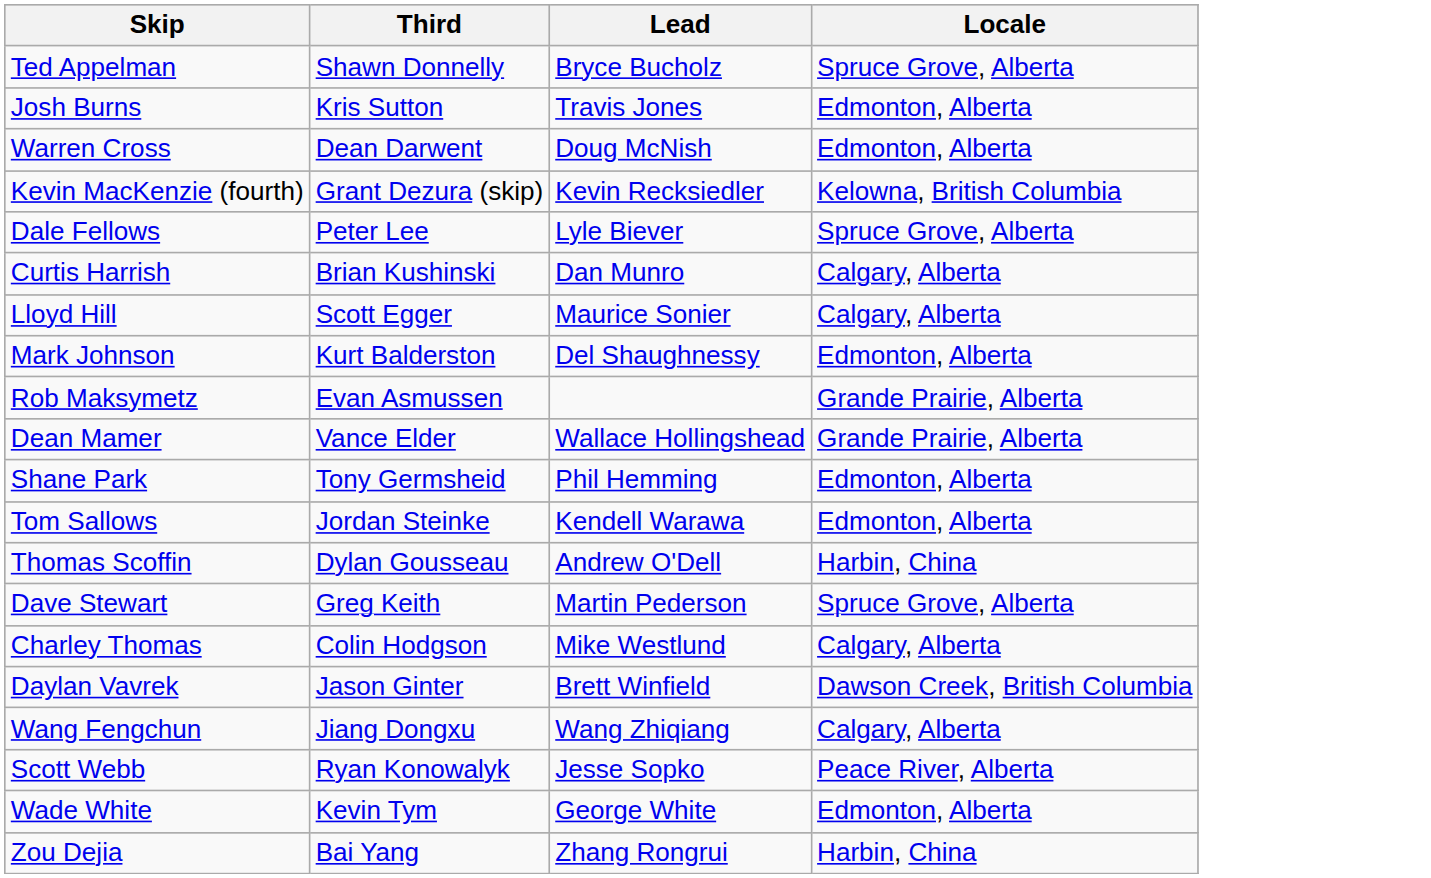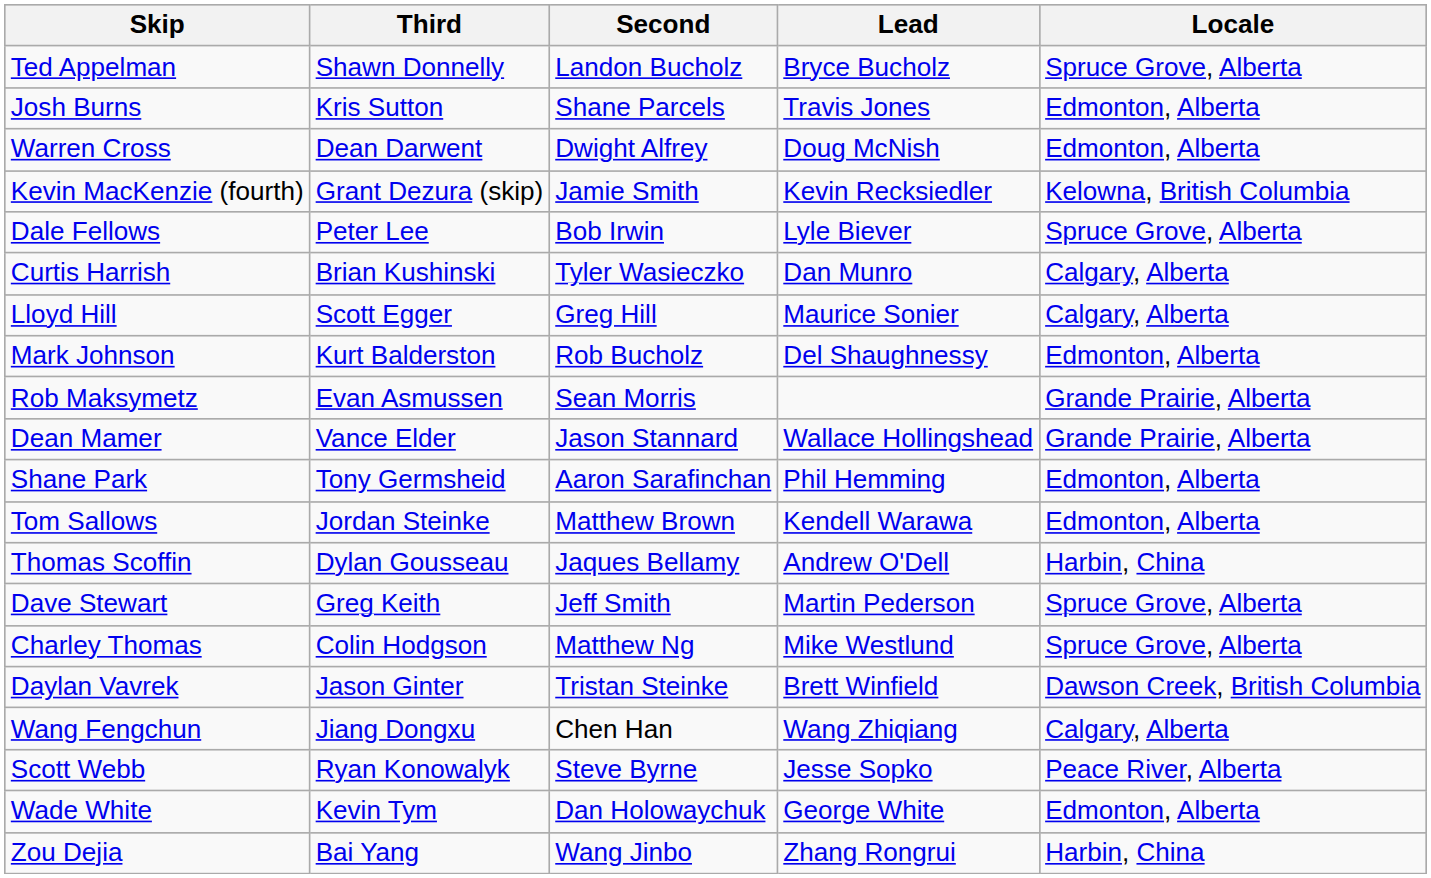+ column: (663, 25)
(909, 645) Calgary, Alberta -> (1173, 645) Spruce Grove, Alberta
